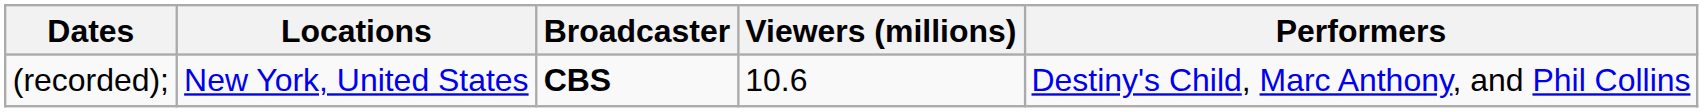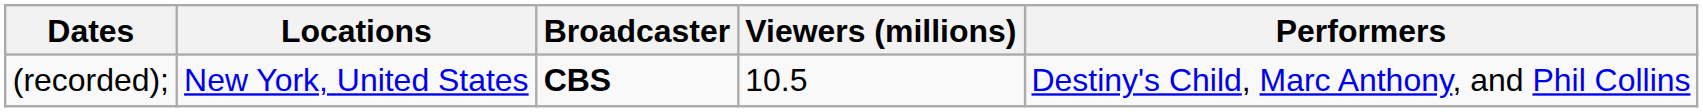(776, 80) 10.6 -> (776, 80) 10.5
